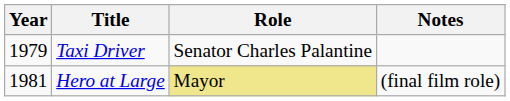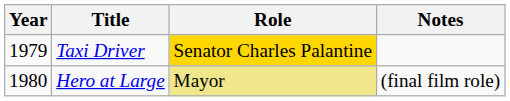(273, 50) no background -> (273, 50) gold background
(28, 80) 1981 -> (28, 80) 1980
